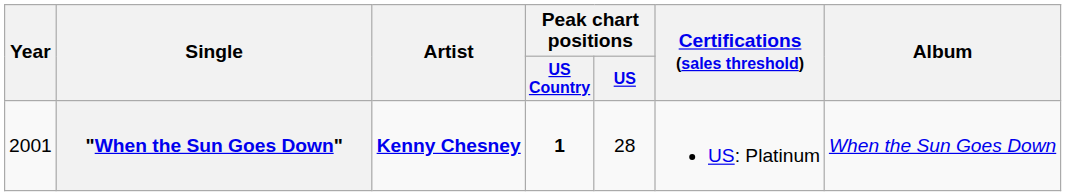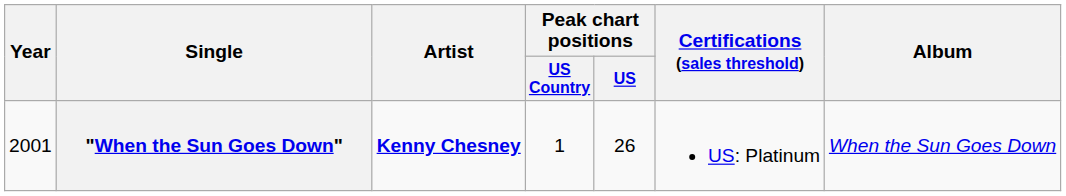(560, 145) bold -> (560, 145) normal
(625, 145) 28 -> (625, 145) 26
